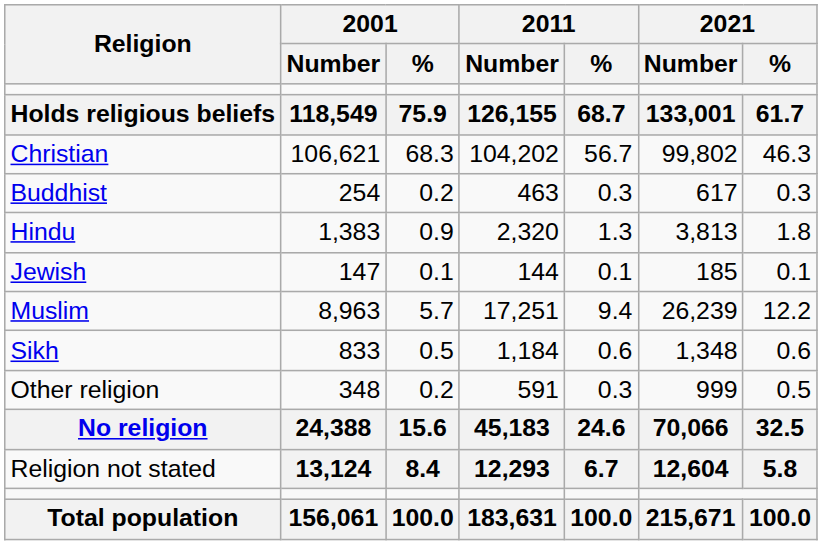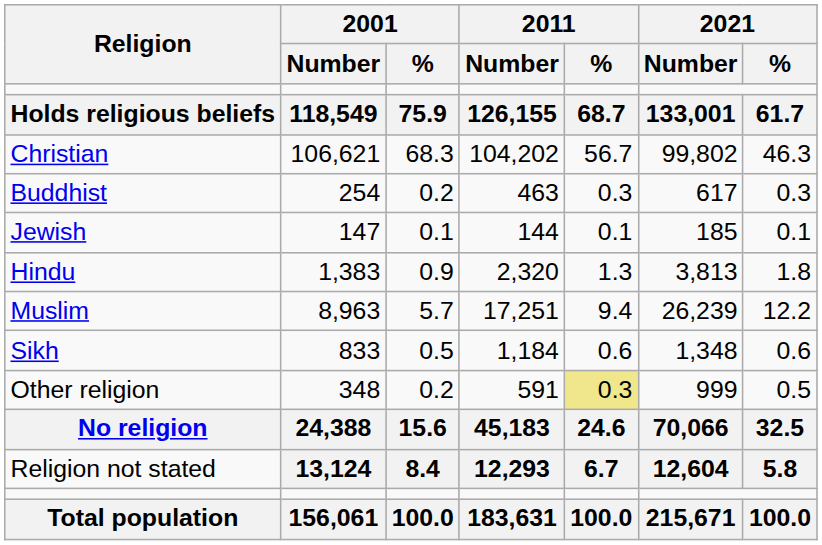rows swapped: (43, 232) <-> (48, 271)
(615, 389) no background -> (615, 389) khaki background
